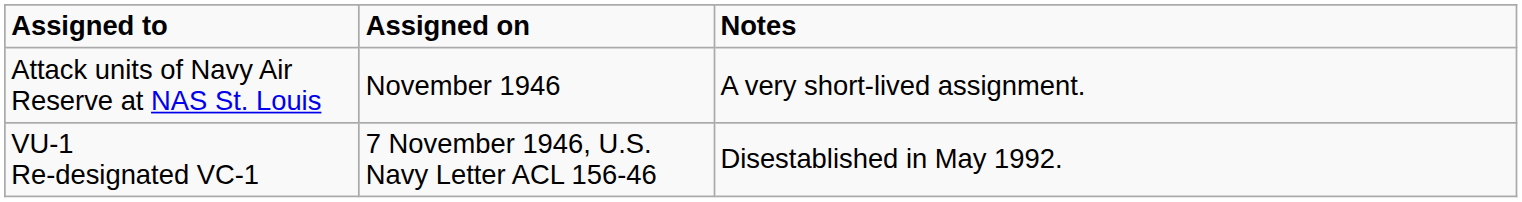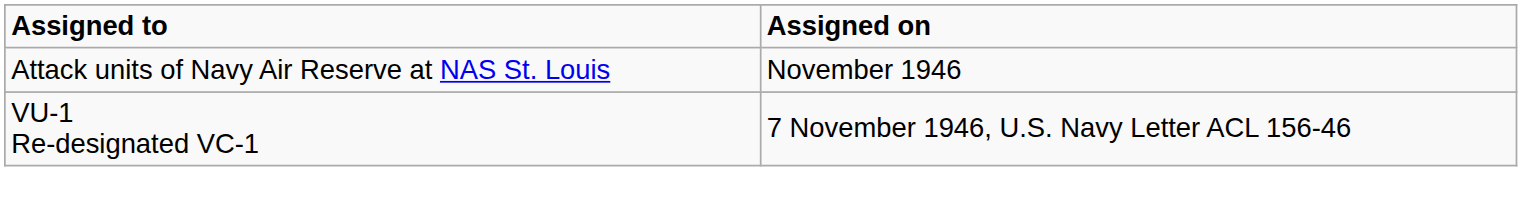- column: (758, 26)
